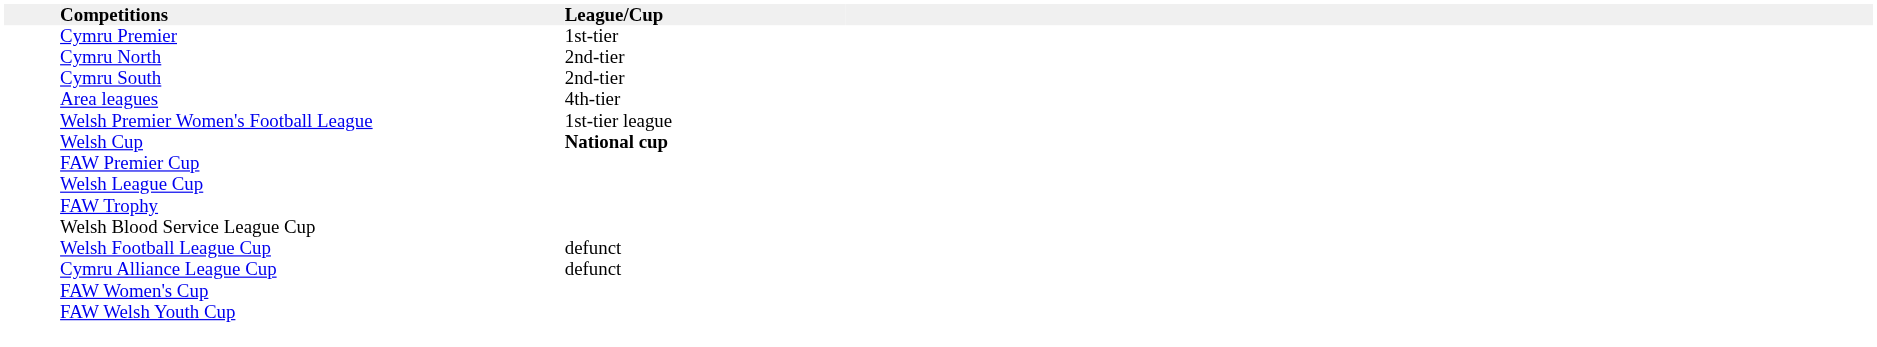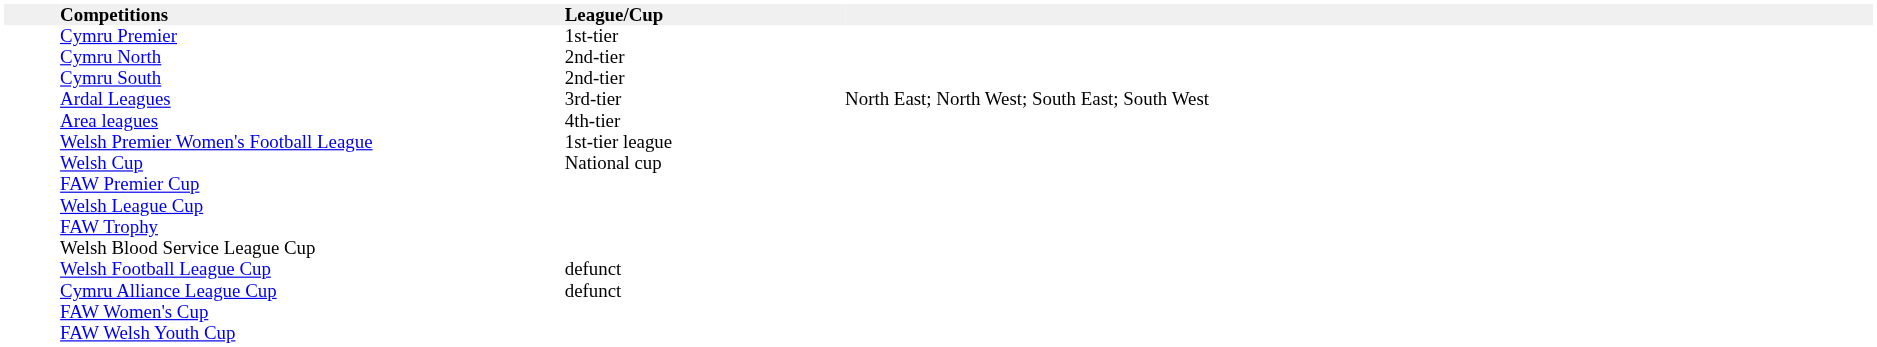+ row: (115, 99)
(616, 141) bold -> (613, 163) normal
